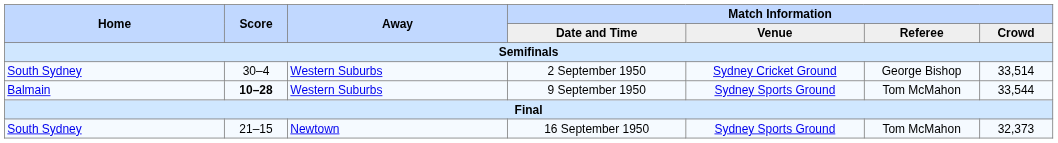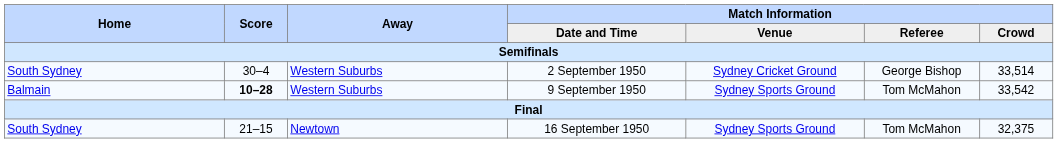(1016, 90) 33,544 -> (1016, 90) 33,542
(1016, 128) 32,373 -> (1016, 128) 32,375
